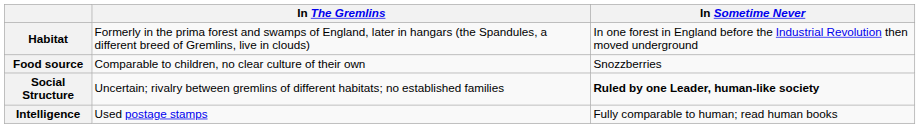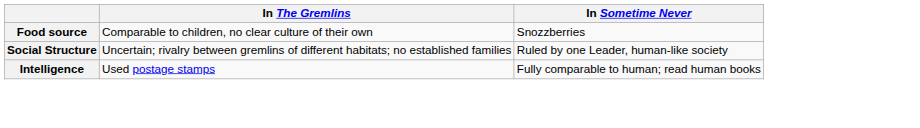- row: (48, 38)
(706, 89) bold -> (622, 50) normal
